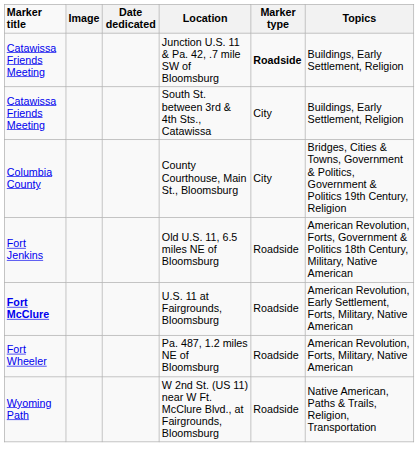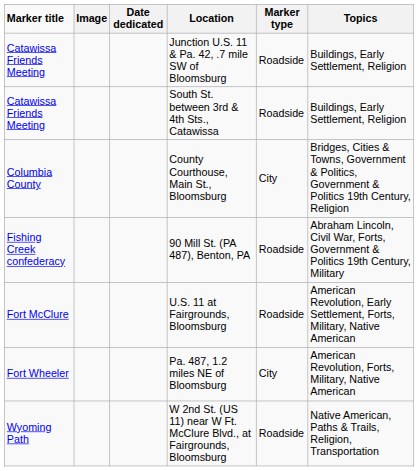(277, 60) bold -> (281, 60) normal
(263, 113) City -> (281, 113) Roadside
+ row: (210, 249)
- row: (200, 249)
(28, 309) bold -> (38, 315) normal
(276, 356) Roadside -> (268, 374) City
